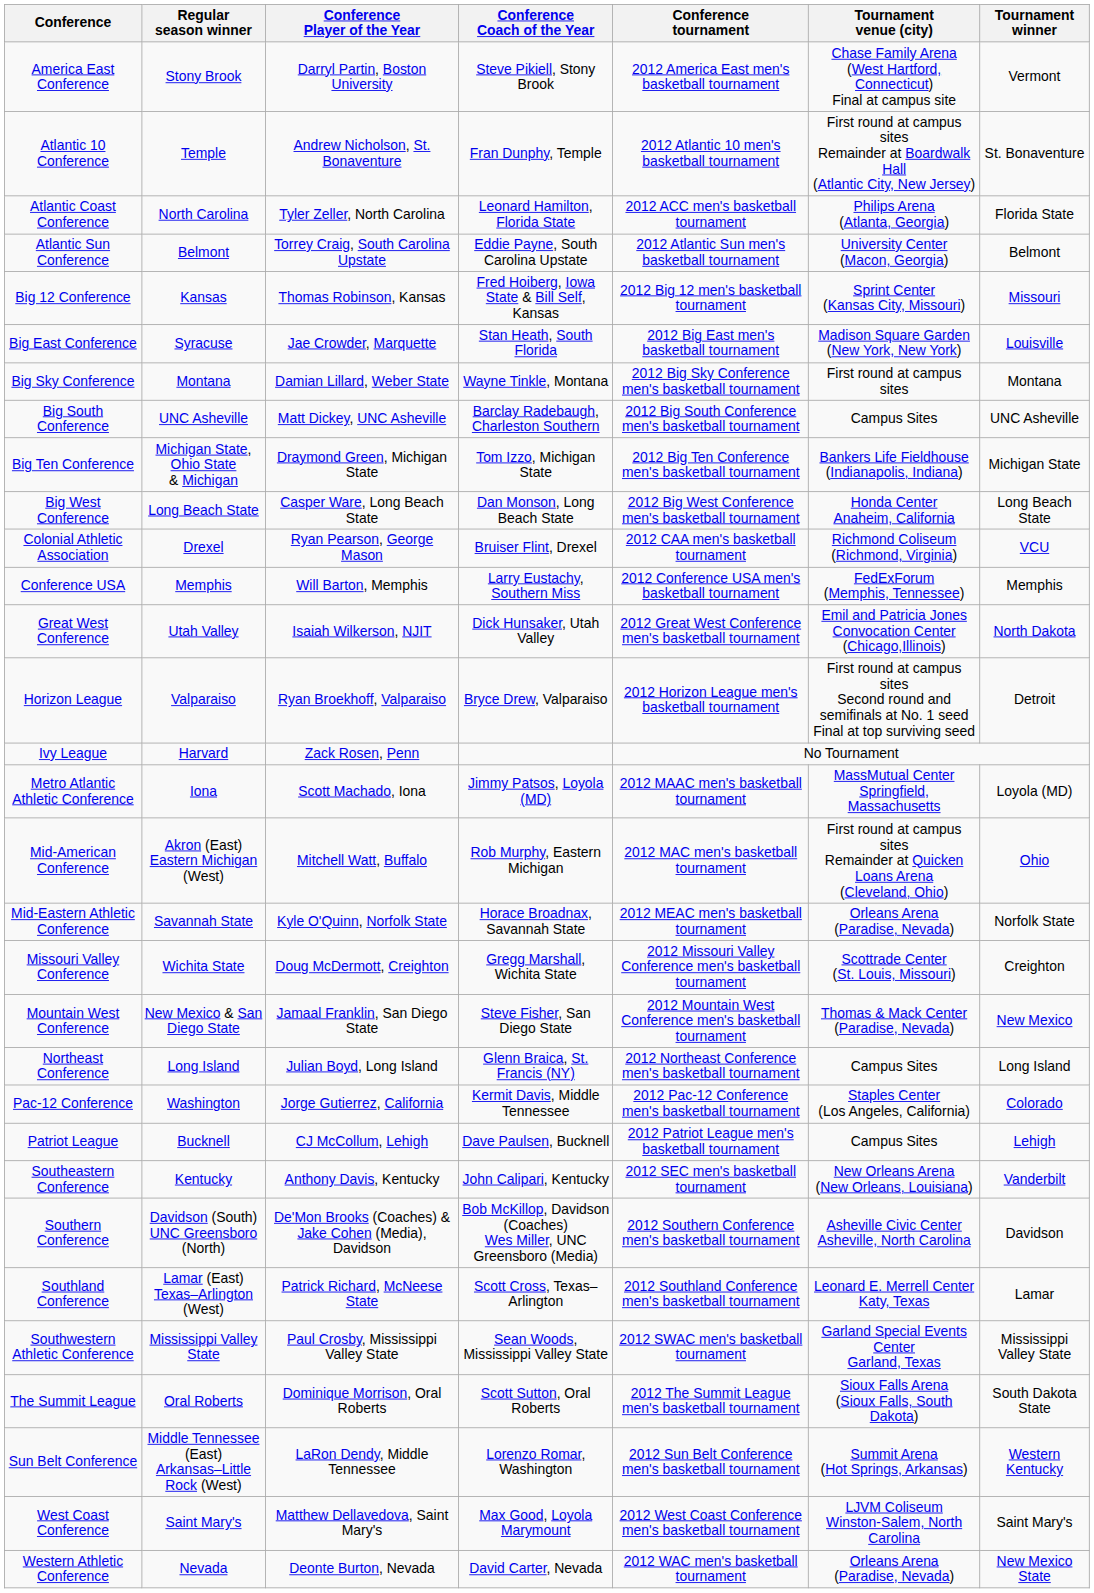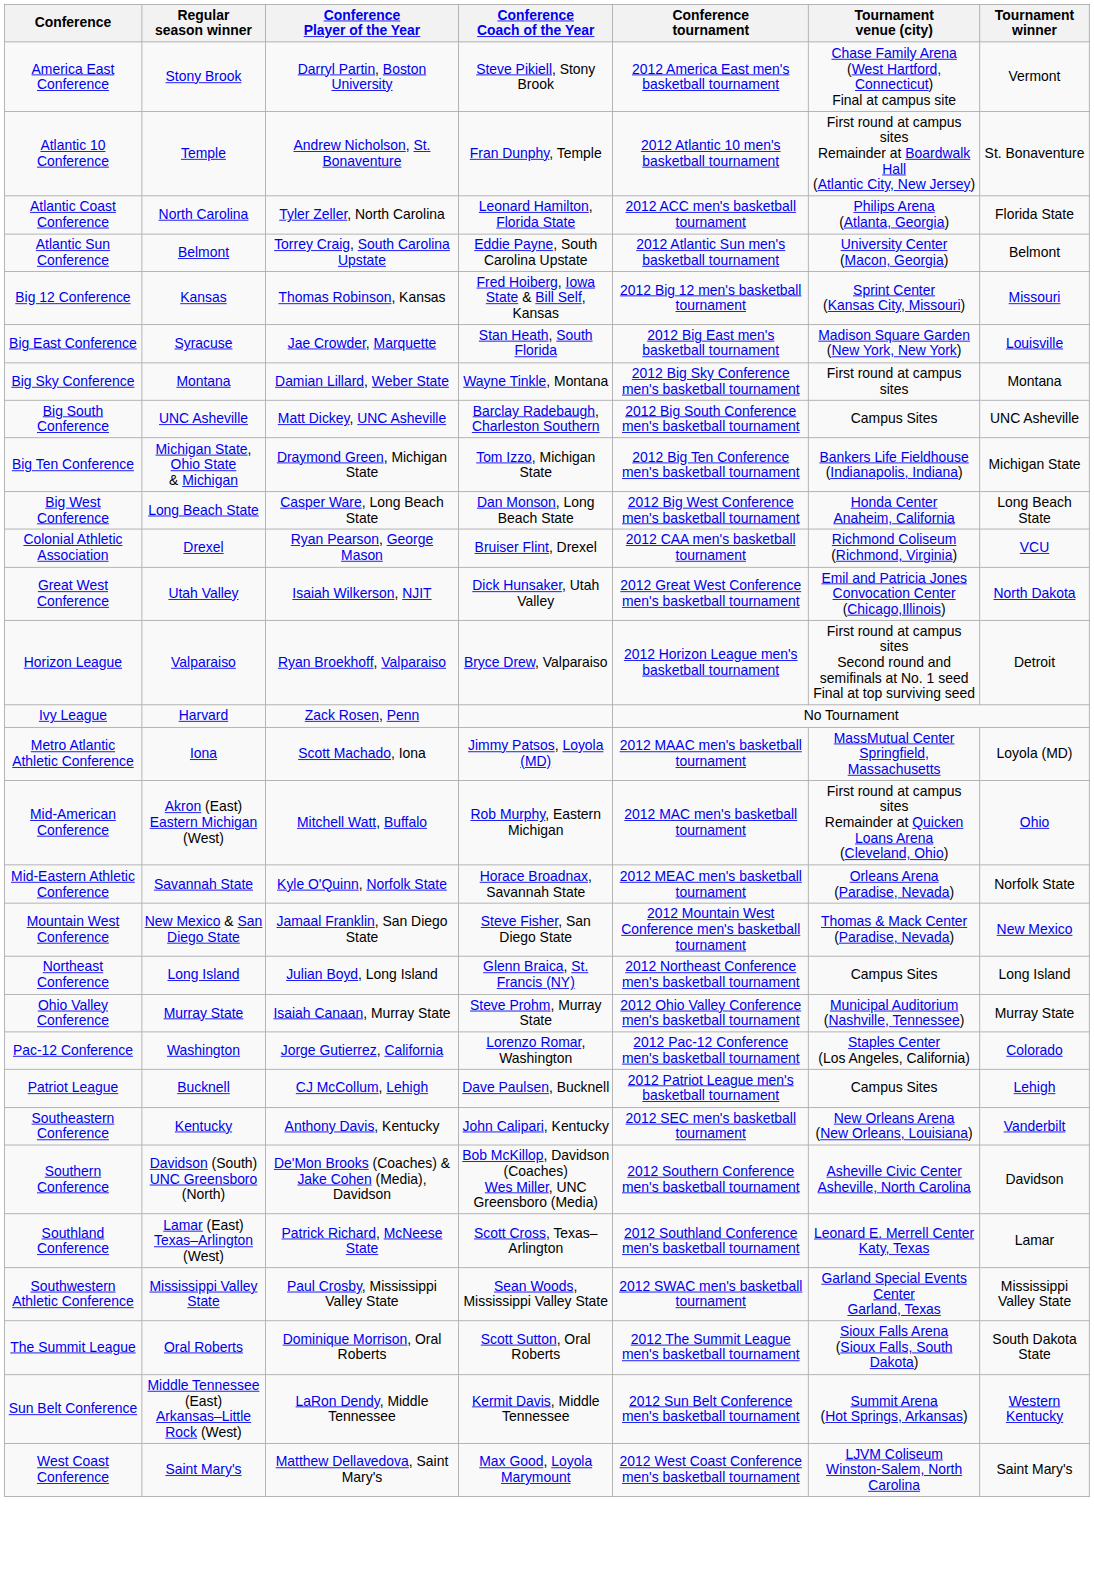- row: (73, 585)
- row: (73, 967)
+ row: (73, 1012)
(536, 1104) Kermit Davis, Middle Tennessee -> (536, 1050) Lorenzo Romar, Washington
(536, 1462) Lorenzo Romar, Washington -> (536, 1408) Kermit Davis, Middle Tennessee
- row: (73, 1569)
